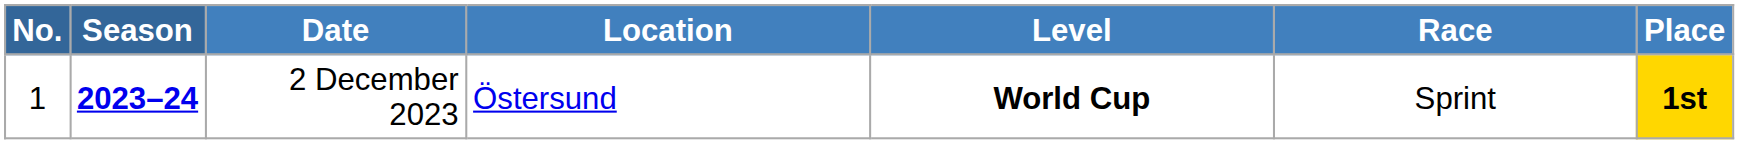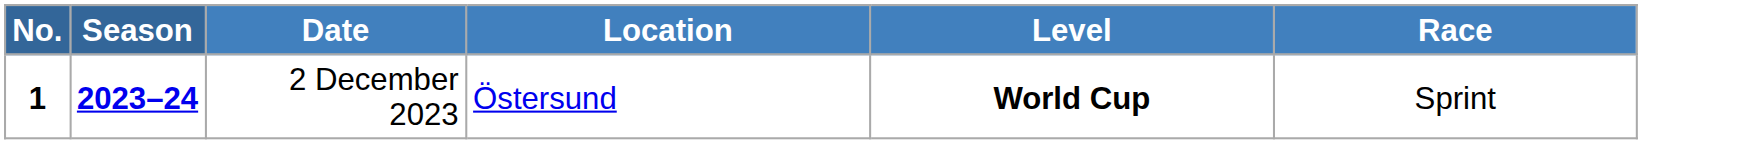- column: (1685, 30)
(37, 97) normal -> (37, 97) bold
